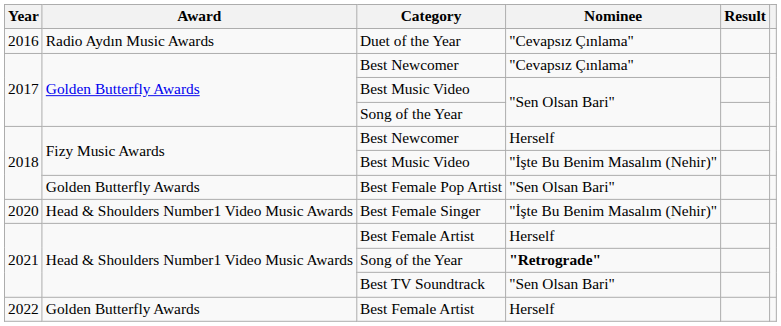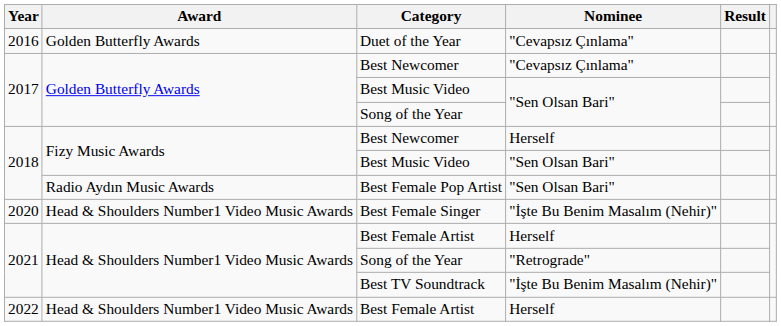(130, 41) Radio Aydın Music Awards -> (123, 41) Golden Butterfly Awards
(613, 162) "İşte Bu Benim Masalım (Nehir)" -> (562, 162) "Sen Olsan Bari"
(123, 187) Golden Butterfly Awards -> (130, 187) Radio Aydın Music Awards
(555, 260) bold -> (550, 260) normal
(562, 284) "Sen Olsan Bari" -> (613, 284) "İşte Bu Benim Masalım (Nehir)"
(123, 308) Golden Butterfly Awards -> (199, 308) Head & Shoulders Number1 Video Music Awards
